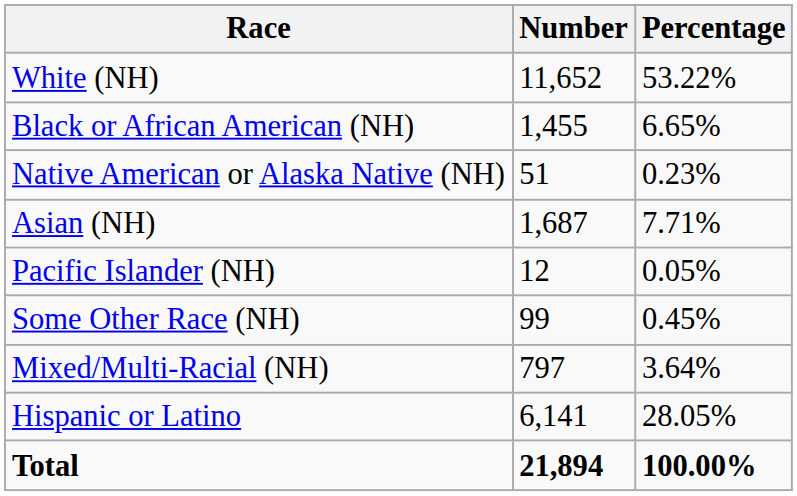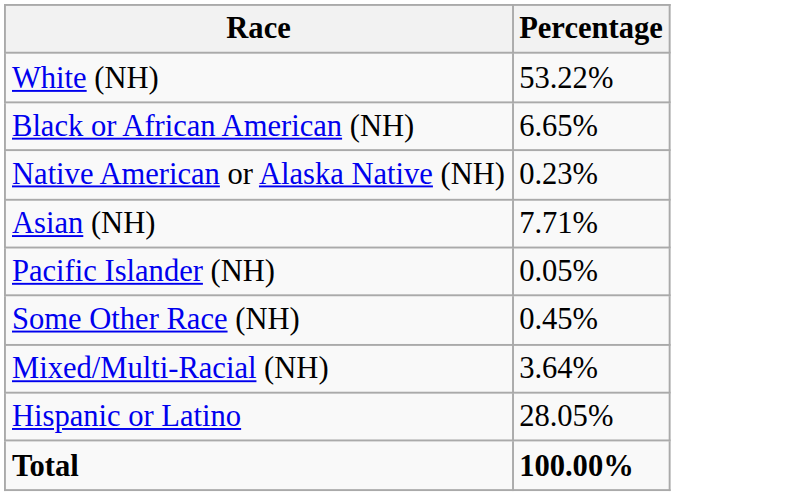- column: (573, 28)
